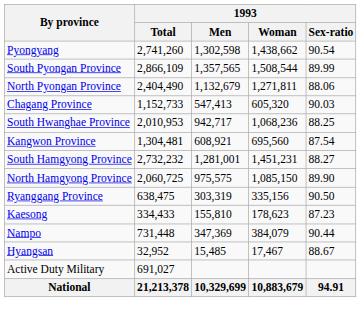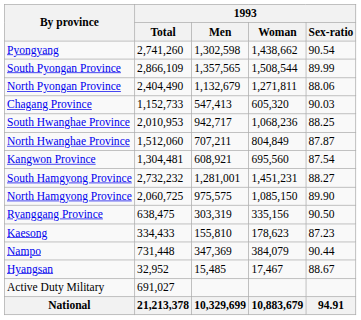+ row: (68, 141)
